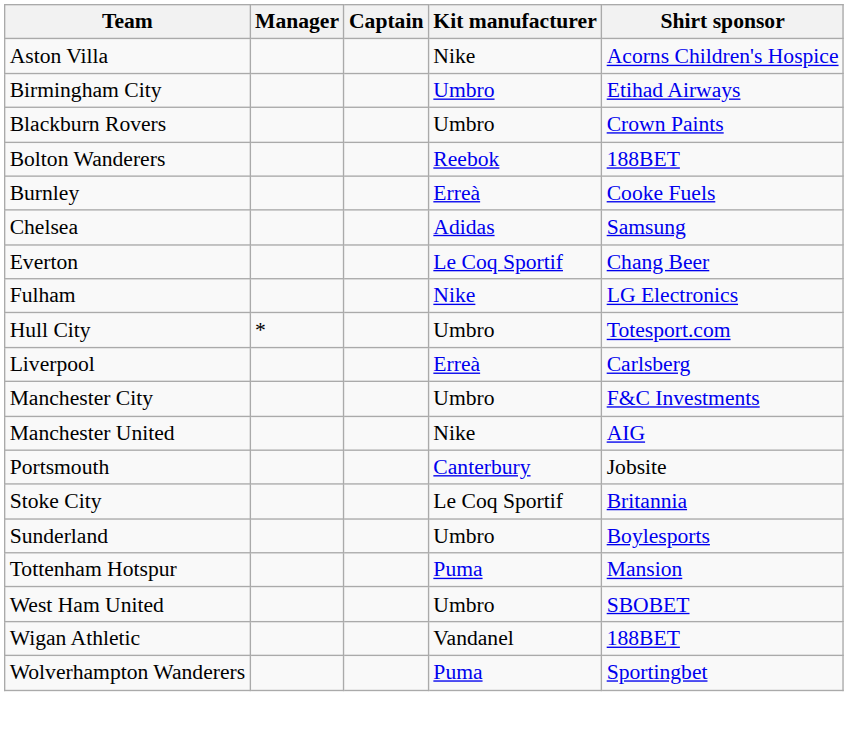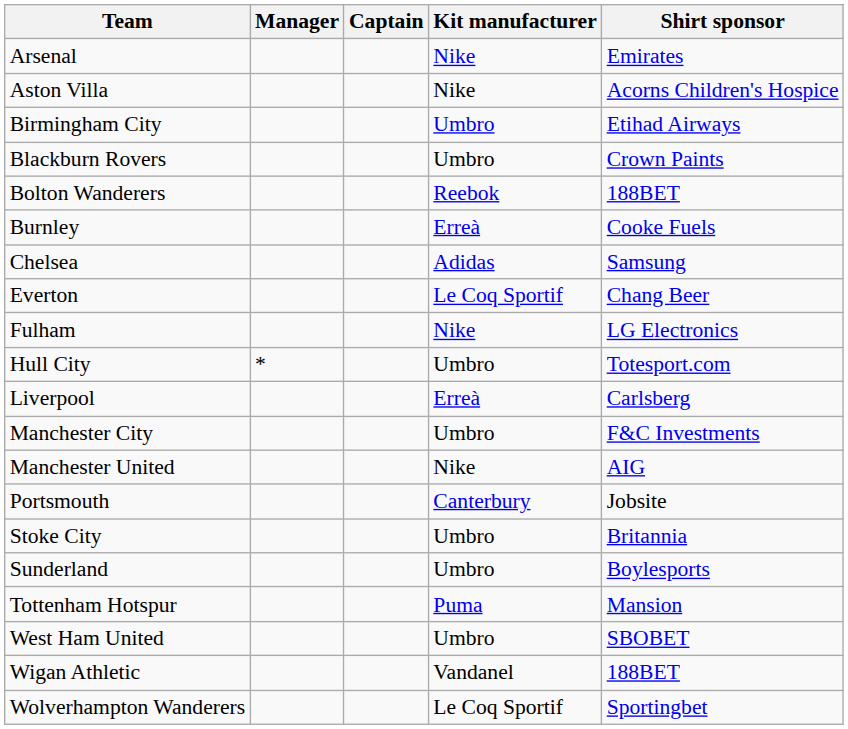+ row: (43, 55)
(498, 501) Le Coq Sportif -> (464, 535) Umbro
(458, 672) Puma -> (498, 706) Le Coq Sportif
